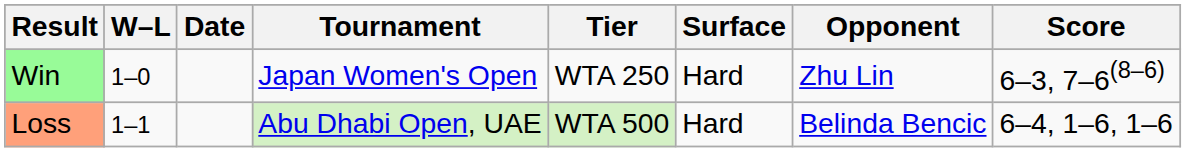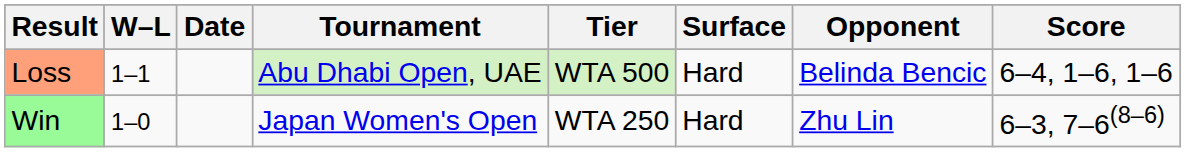rows swapped: (36, 75) <-> (41, 124)
